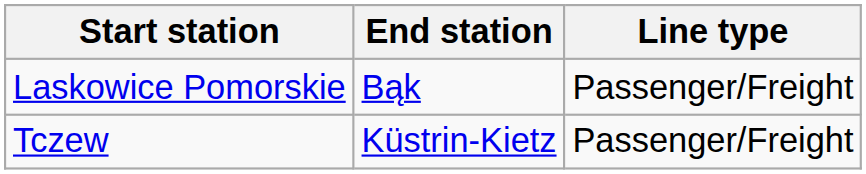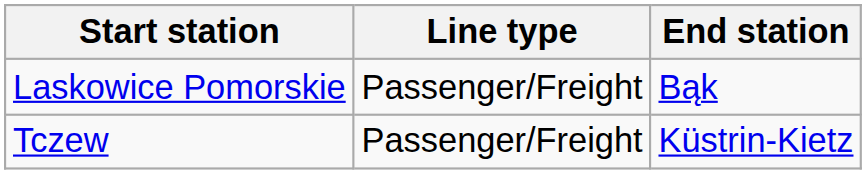columns swapped: (459, 31) <-> (713, 31)
